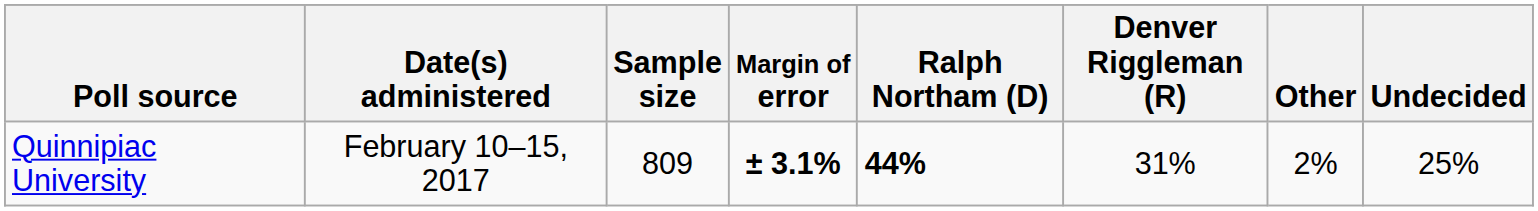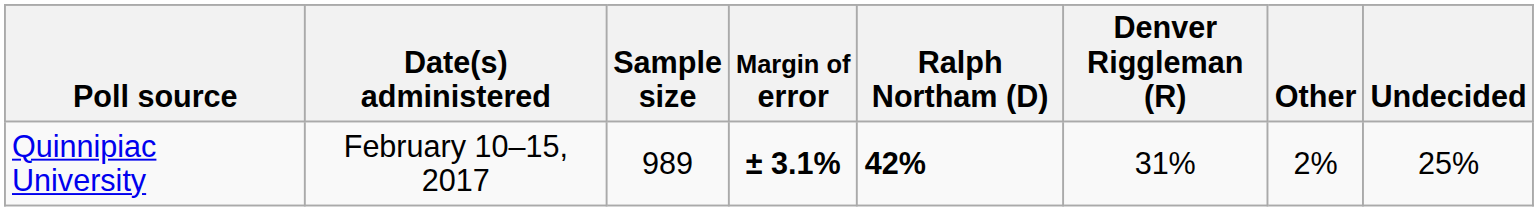(668, 163) 809 -> (668, 163) 989
(895, 163) 44% -> (895, 163) 42%
